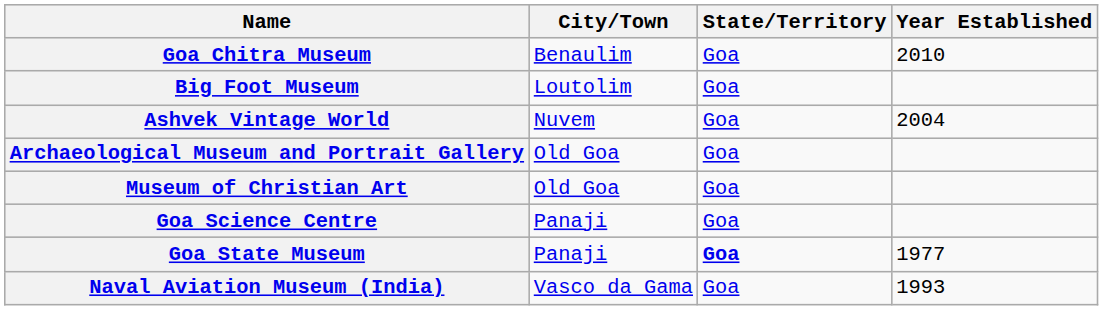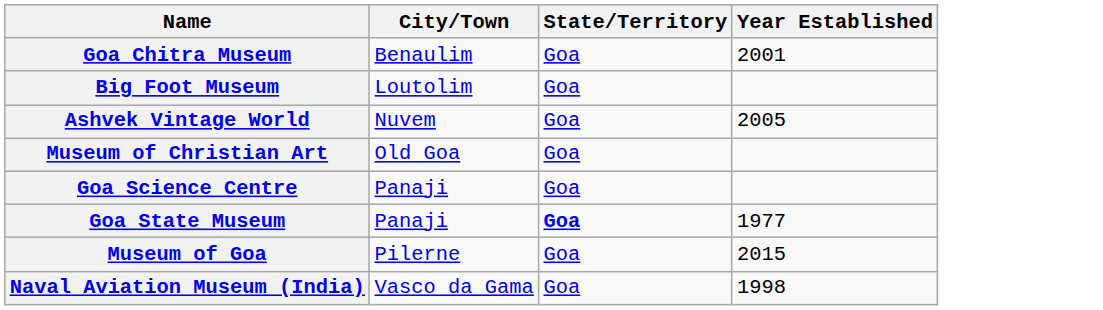(921, 55) 2010 -> (761, 55) 2001
(921, 121) 2004 -> (761, 121) 2005
- row: (267, 154)
+ row: (187, 254)
(921, 288) 1993 -> (761, 288) 1998
